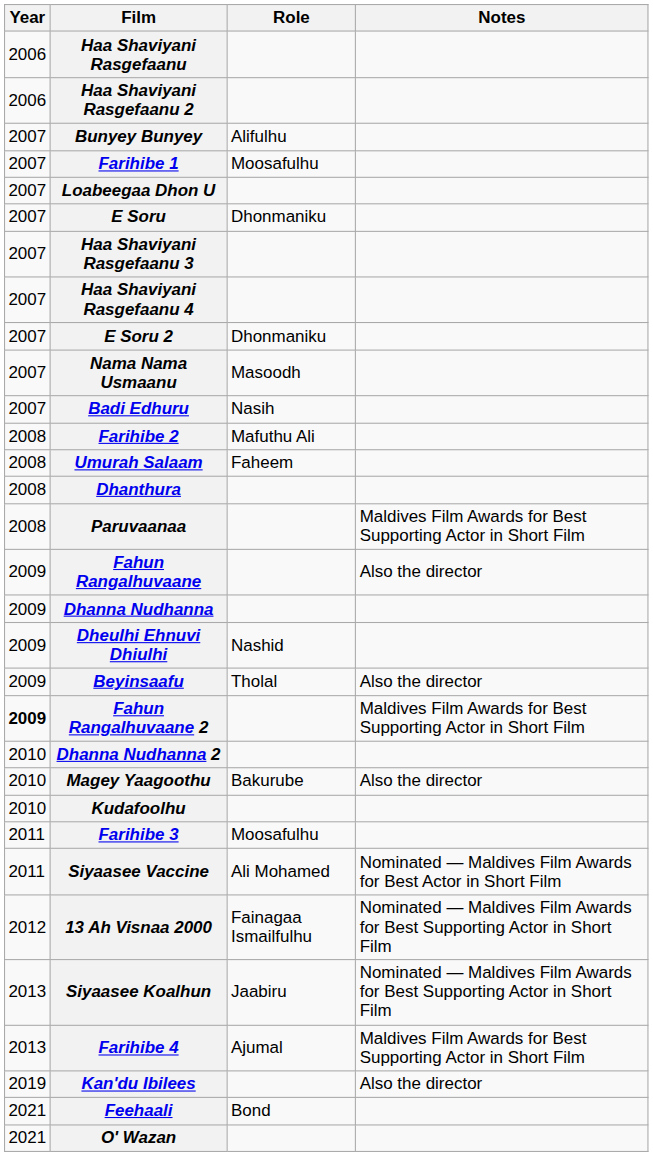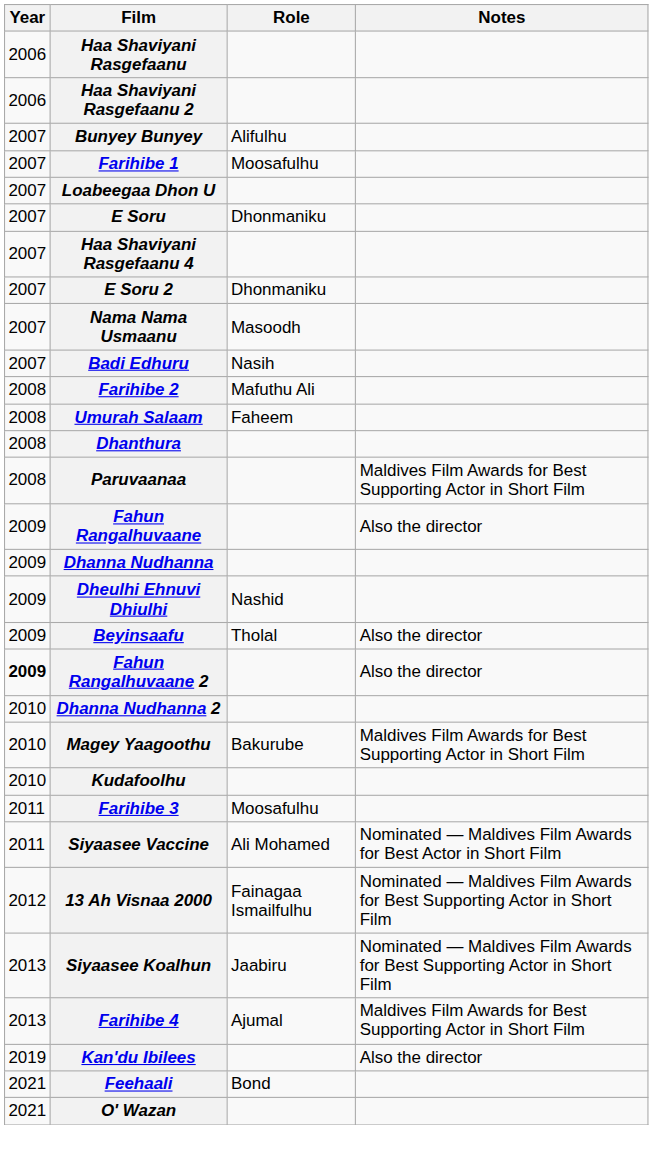- row: (139, 253)
(473, 718) Maldives Film Awards for Best Supporting Actor in Short Film -> (421, 672) Also the director
(421, 781) Also the director -> (473, 744) Maldives Film Awards for Best Supporting Actor in Short Film
